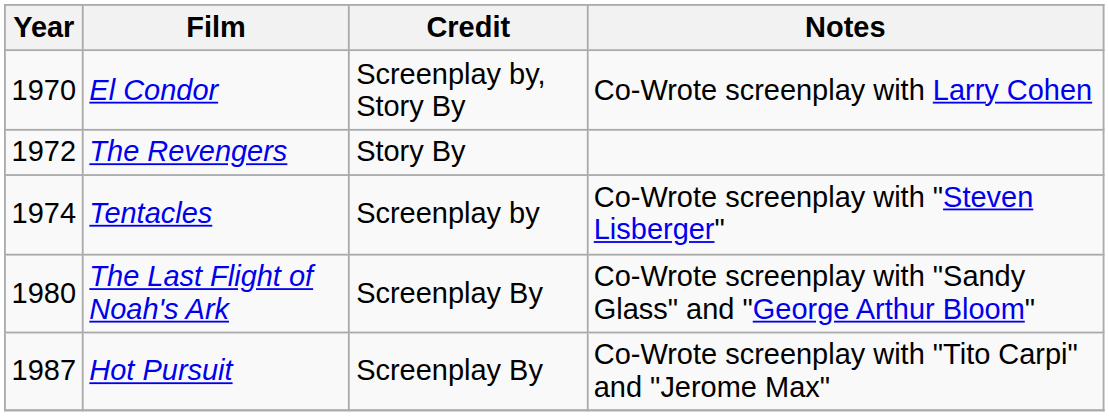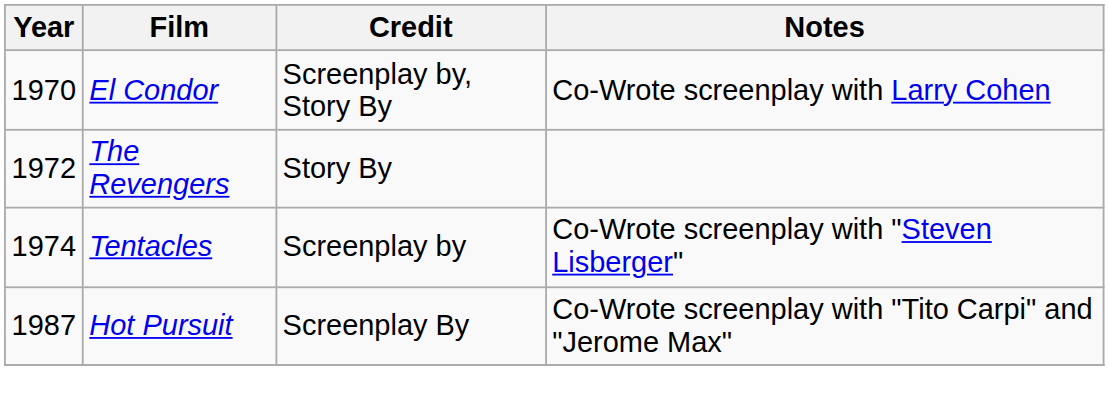- row: (201, 292)
